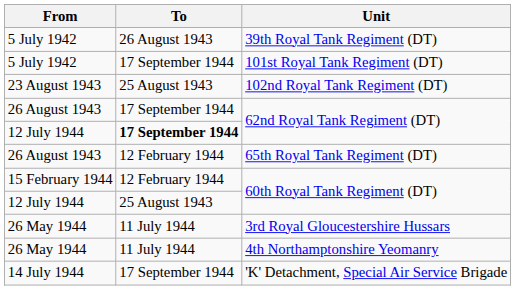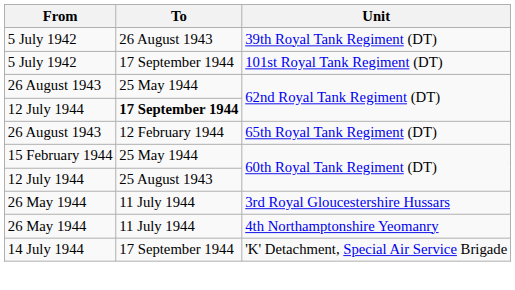- row: (54, 86)
(177, 109) 17 September 1944 -> (159, 86) 25 May 1944
(172, 179) 12 February 1944 -> (159, 156) 25 May 1944
